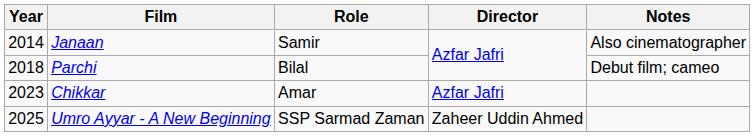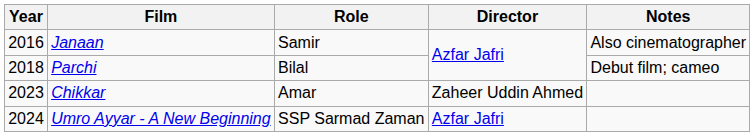(26, 42) 2014 -> (26, 42) 2016
(468, 93) Azfar Jafri -> (507, 93) Zaheer Uddin Ahmed
(26, 118) 2025 -> (26, 118) 2024
(507, 118) Zaheer Uddin Ahmed -> (468, 118) Azfar Jafri
